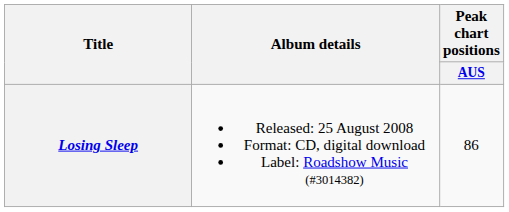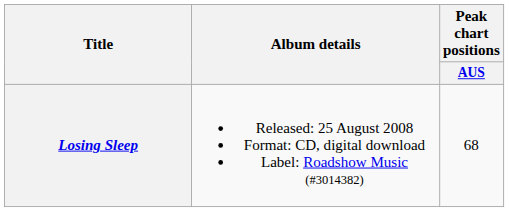(471, 145) 86 -> (471, 145) 68
